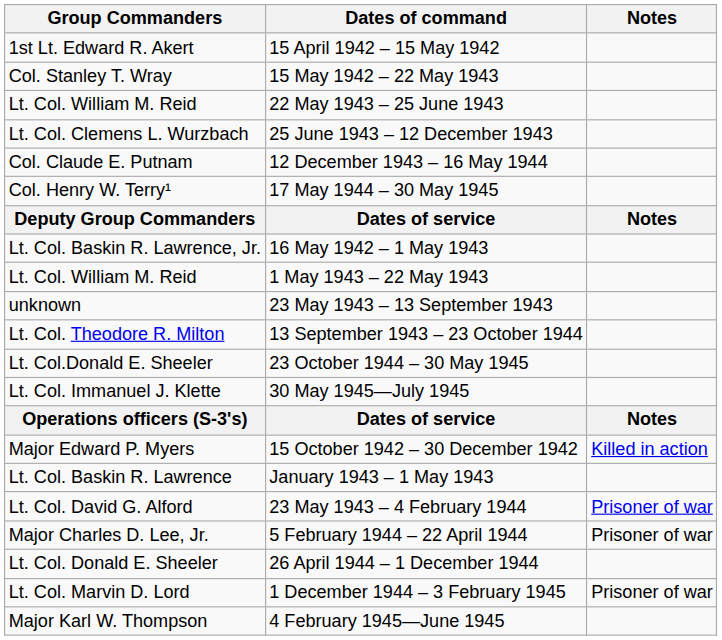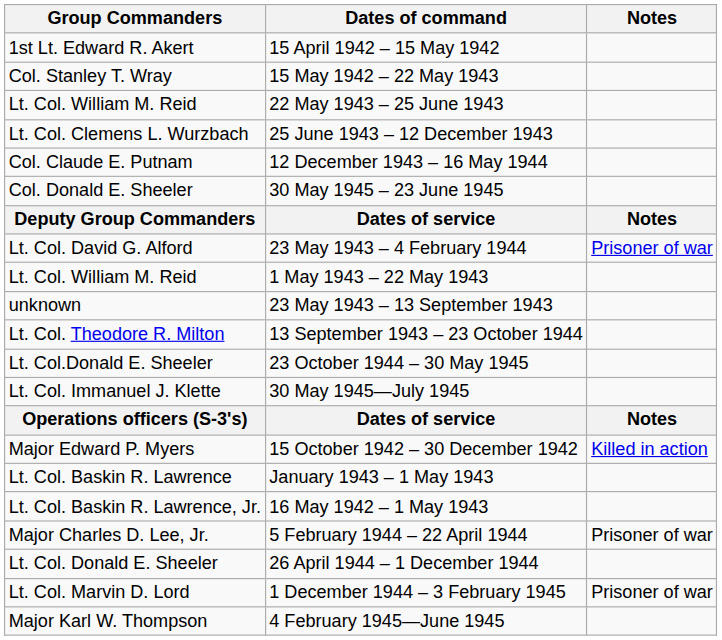- row: (384, 190)
+ row: (386, 190)
rows swapped: (379, 248) <-> (398, 506)
